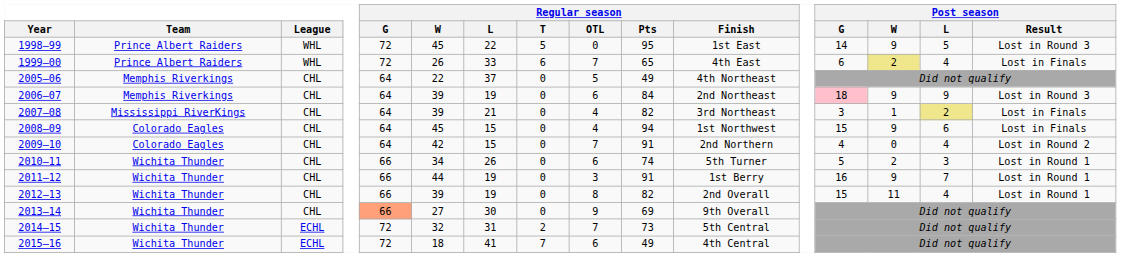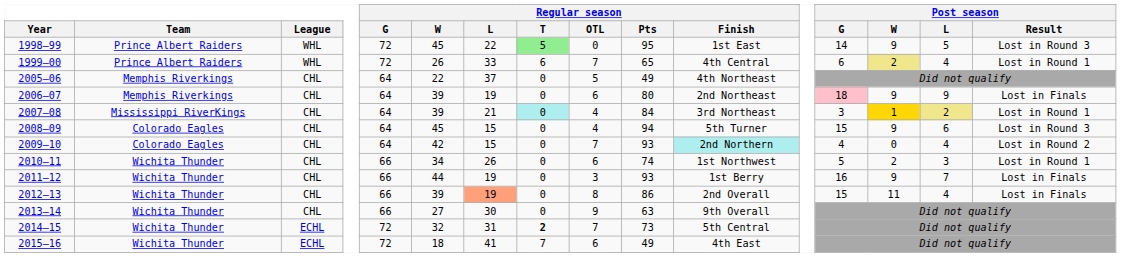(543, 46) no background -> (543, 46) lightgreen background
(736, 62) 4th East -> (736, 62) 4th Central
(1044, 62) Lost in Finals -> (1044, 62) Lost in Round 1
(648, 95) 84 -> (648, 95) 80
(1044, 95) Lost in Round 3 -> (1044, 95) Lost in Finals
(543, 112) no background -> (543, 112) paleturquoise background
(648, 112) 82 -> (648, 112) 84
(894, 112) no background -> (894, 112) gold background
(1044, 112) Lost in Finals -> (1044, 112) Lost in Round 1
(736, 128) 1st Northwest -> (736, 128) 5th Turner
(1044, 128) Lost in Finals -> (1044, 128) Lost in Round 3
(648, 145) 91 -> (648, 145) 93
(736, 145) no background -> (736, 145) paleturquoise background
(736, 161) 5th Turner -> (736, 161) 1st Northwest
(648, 178) 91 -> (648, 178) 93
(1044, 178) Lost in Round 1 -> (1044, 178) Lost in Finals
(490, 194) no background -> (490, 194) lightsalmon background
(648, 194) 82 -> (648, 194) 86
(1044, 194) Lost in Round 1 -> (1044, 194) Lost in Finals
(385, 211) lightsalmon background -> (385, 211) no background
(648, 211) 69 -> (648, 211) 63
(543, 227) normal -> (543, 227) bold
(736, 244) 4th Central -> (736, 244) 4th East
